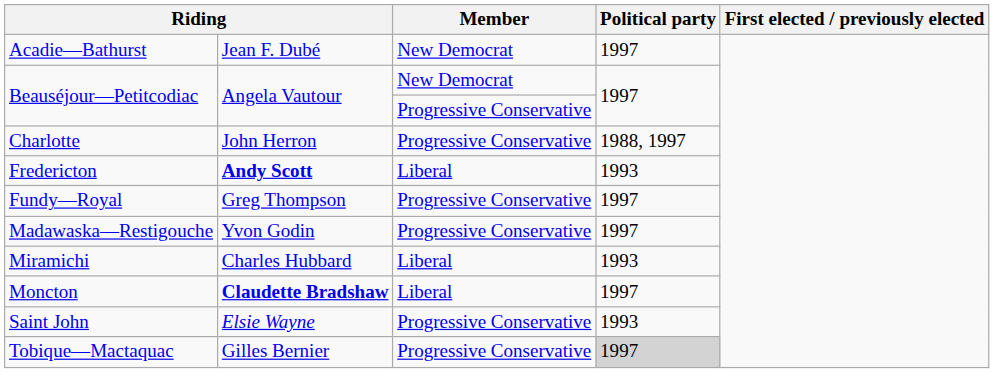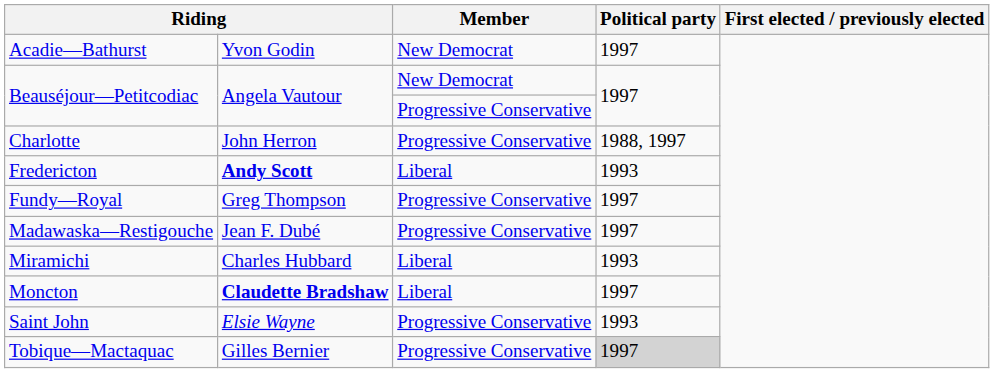(271, 49) Jean F. Dubé -> (268, 49) Yvon Godin
(268, 230) Yvon Godin -> (271, 230) Jean F. Dubé
